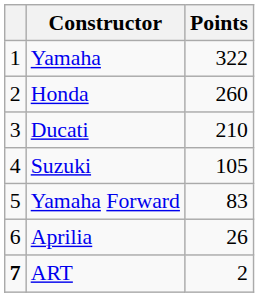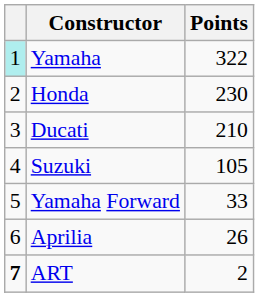(15, 58) no background -> (15, 58) paleturquoise background
(232, 94) 260 -> (232, 94) 230
(237, 201) 83 -> (237, 201) 33
